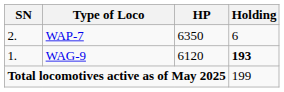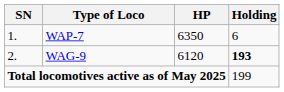(12, 35) 2. -> (12, 35) 1.
(12, 55) 1. -> (12, 55) 2.
